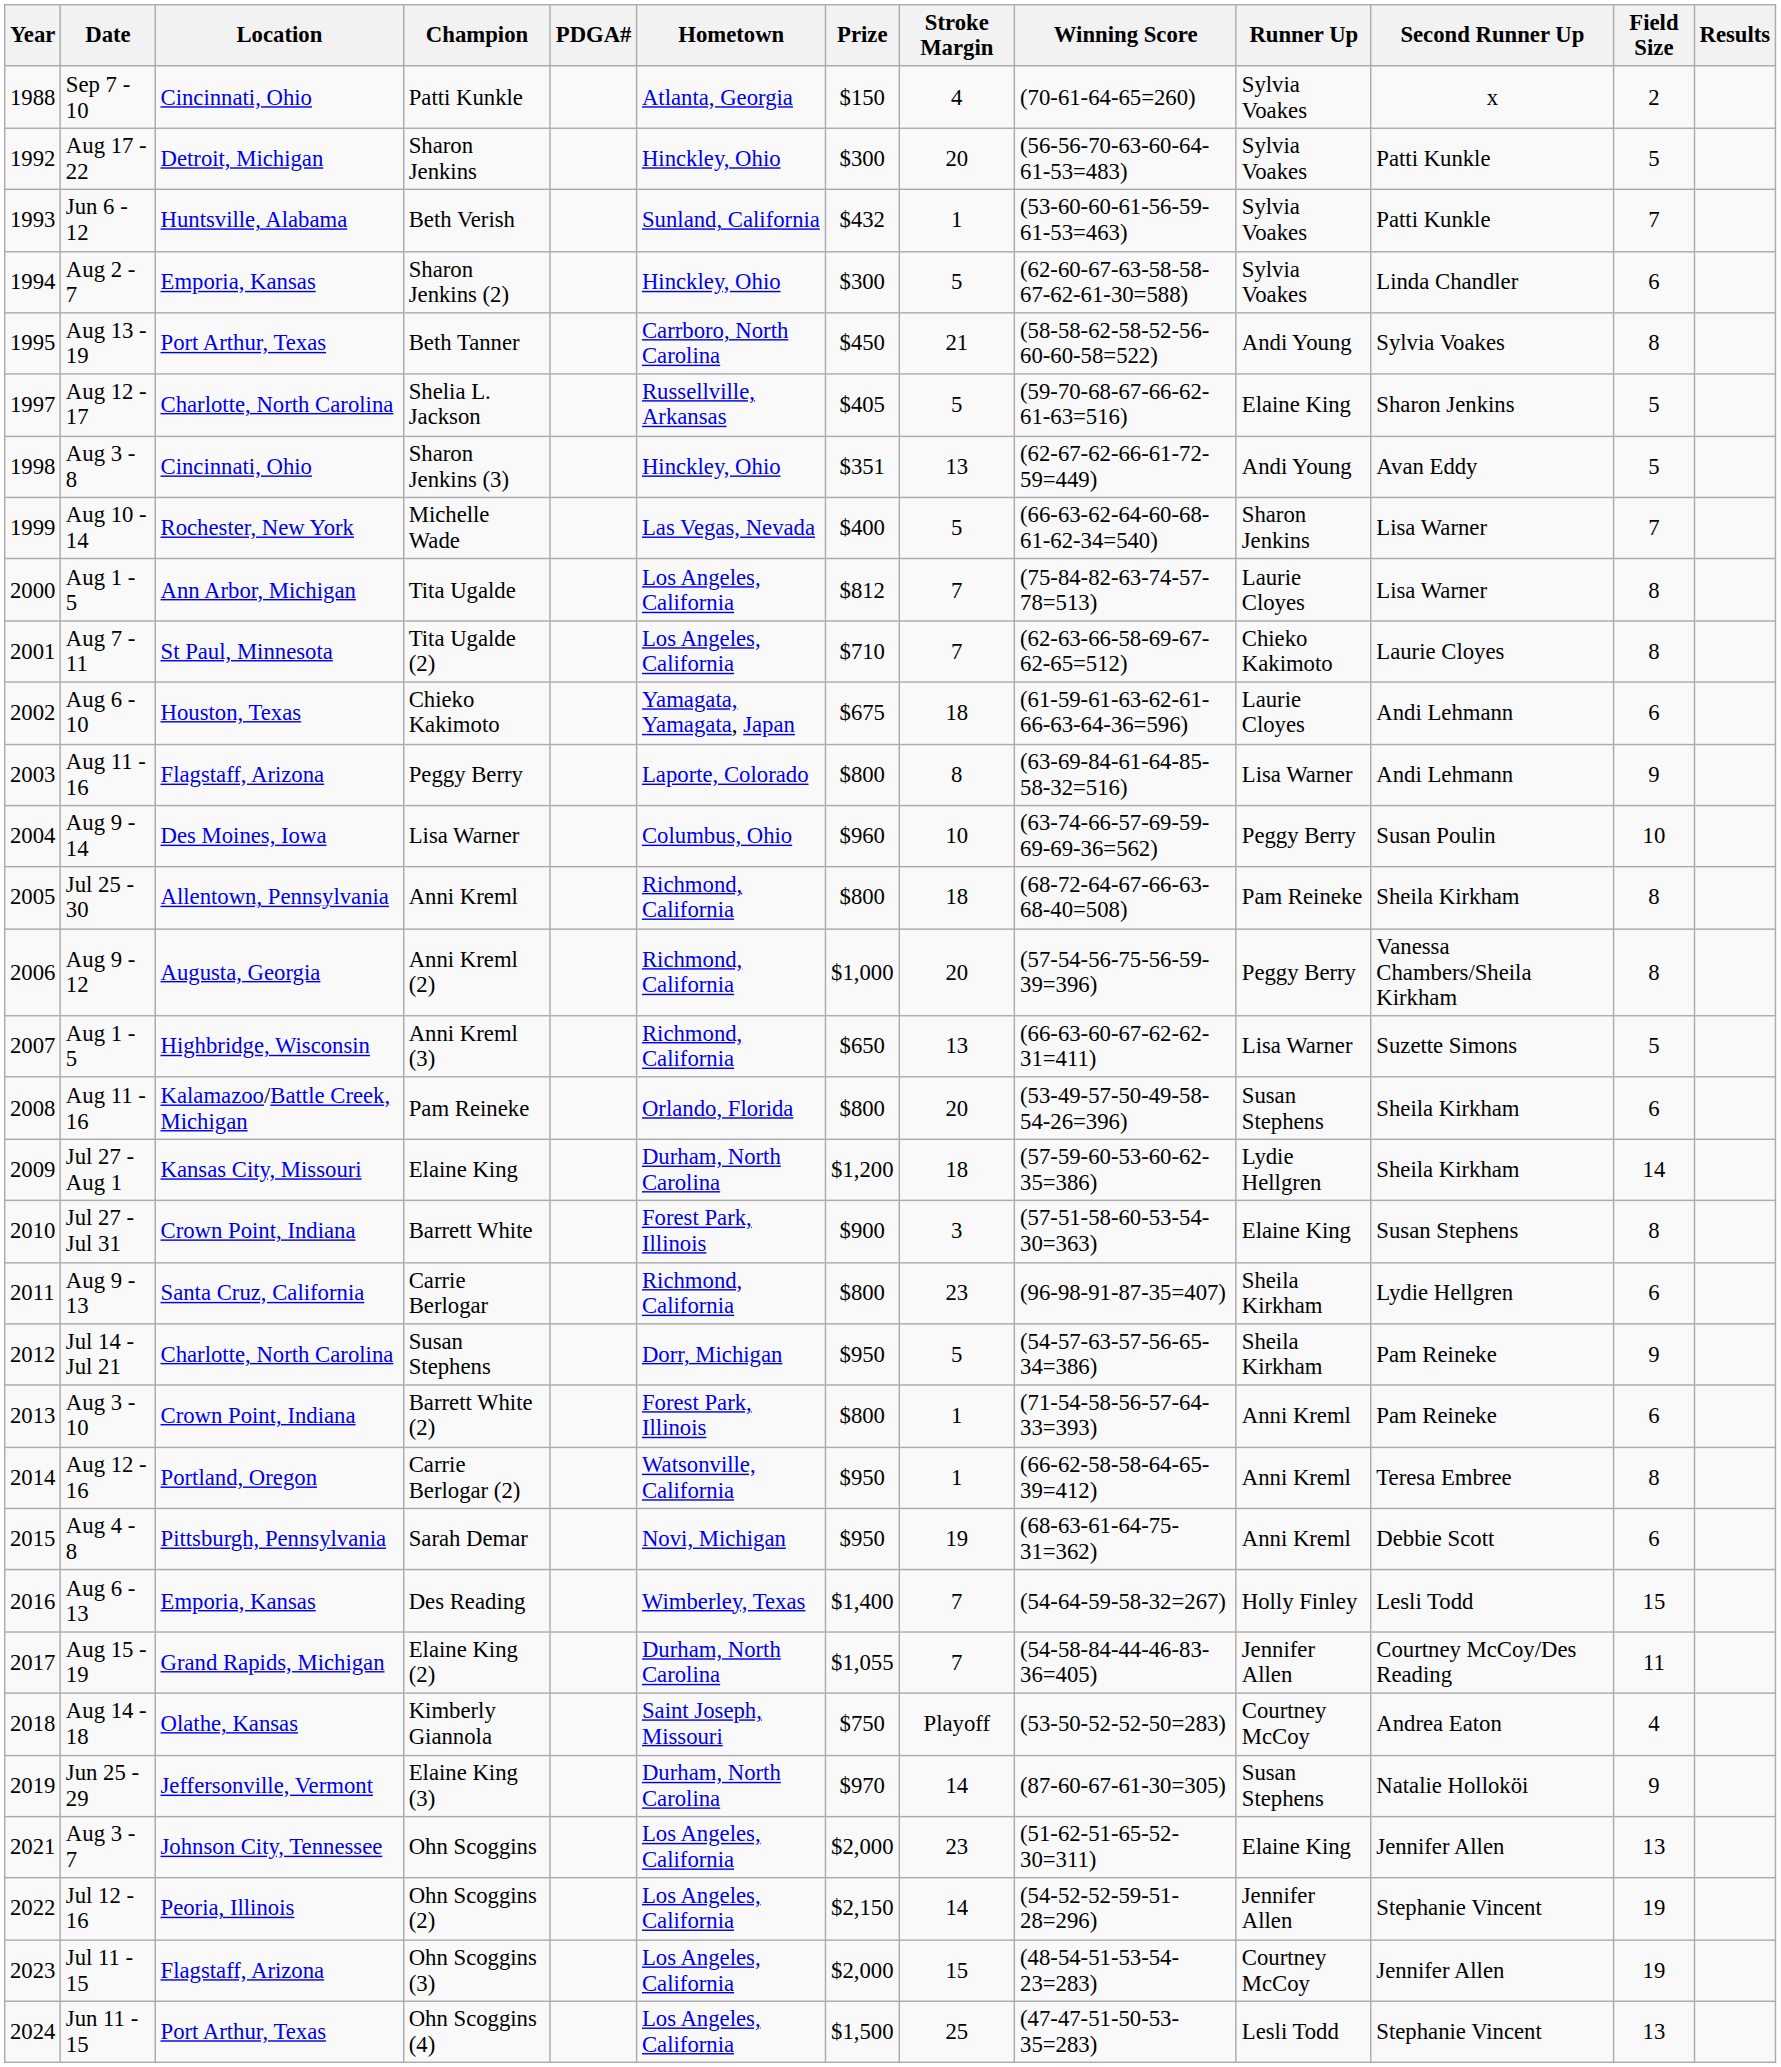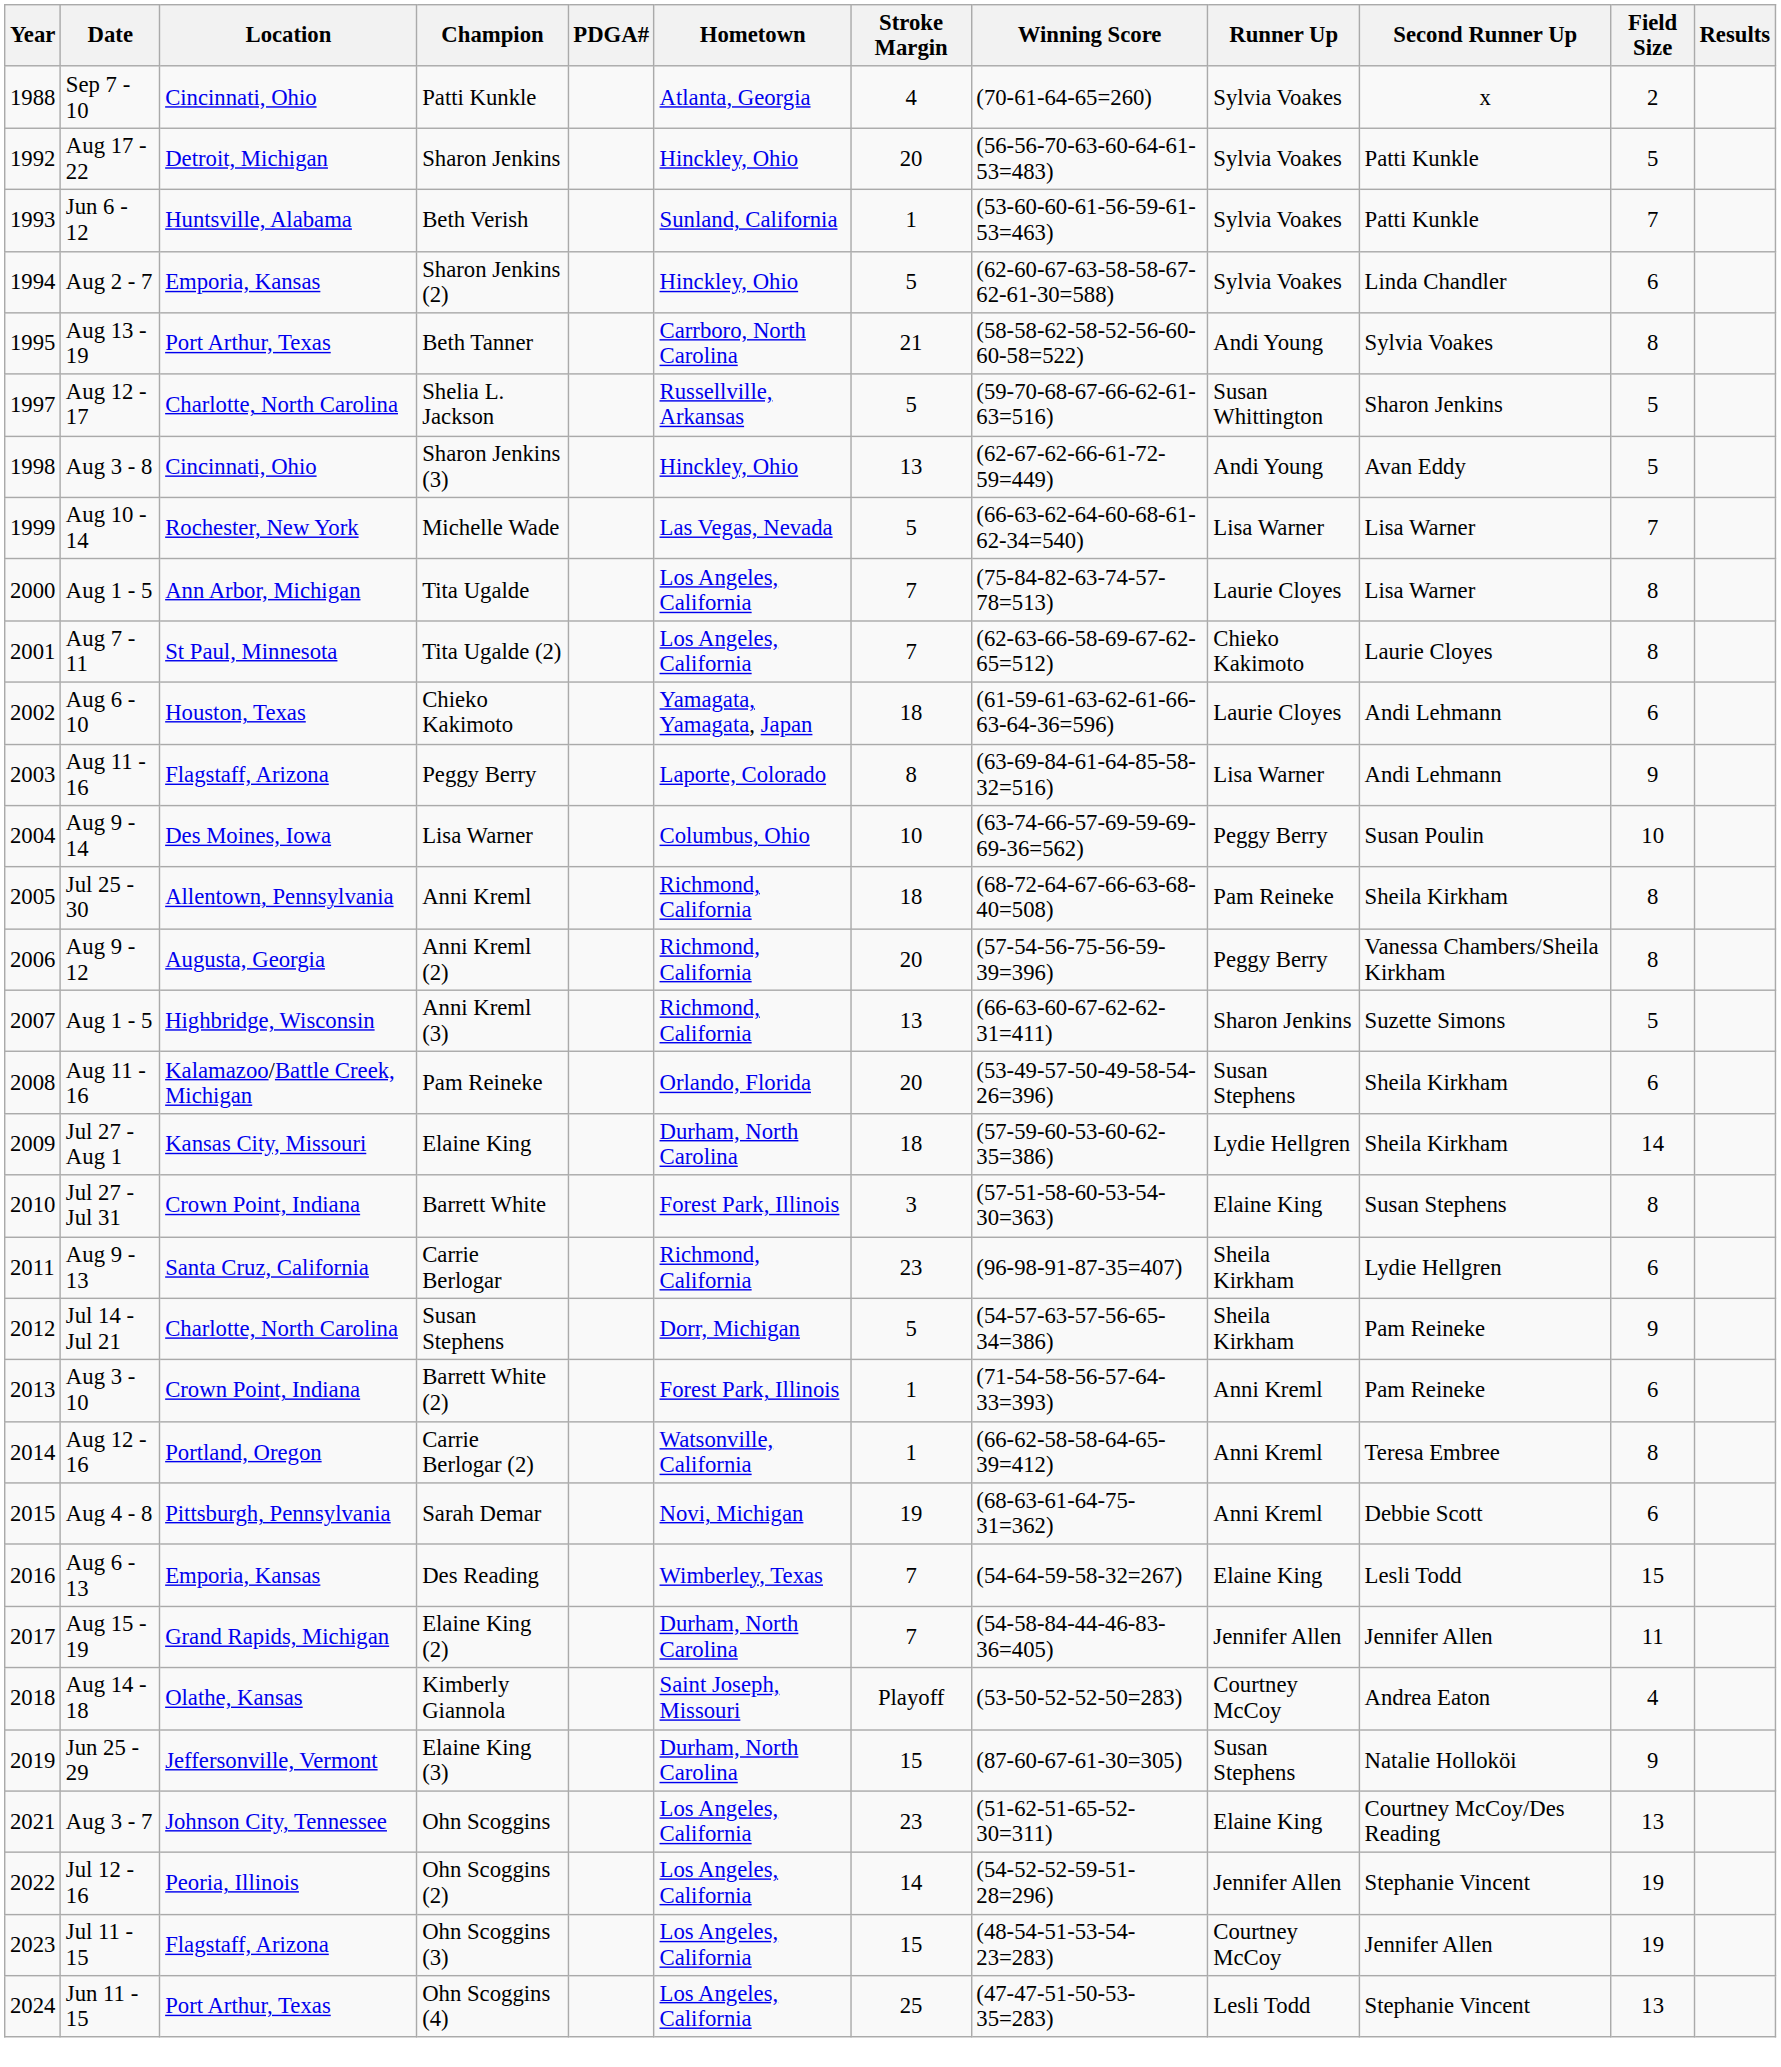- column: (862, 35)
(1296, 404) Elaine King -> (1268, 404) Susan Whittington
(1276, 528) Sharon Jenkins -> (1269, 528) Lisa Warner
(1297, 1046) Lisa Warner -> (1282, 1020) Sharon Jenkins
(1300, 1600) Holly Finley -> (1268, 1575) Elaine King
(1476, 1662) Courtney McCoy/Des Reading -> (1429, 1636) Jennifer Allen
(957, 1785) 14 -> (911, 1759) 15
(1440, 1847) Jennifer Allen -> (1465, 1821) Courtney McCoy/Des Reading
